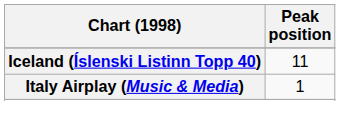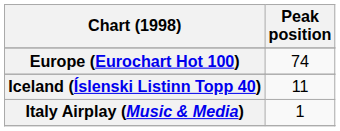+ row: (135, 61)
